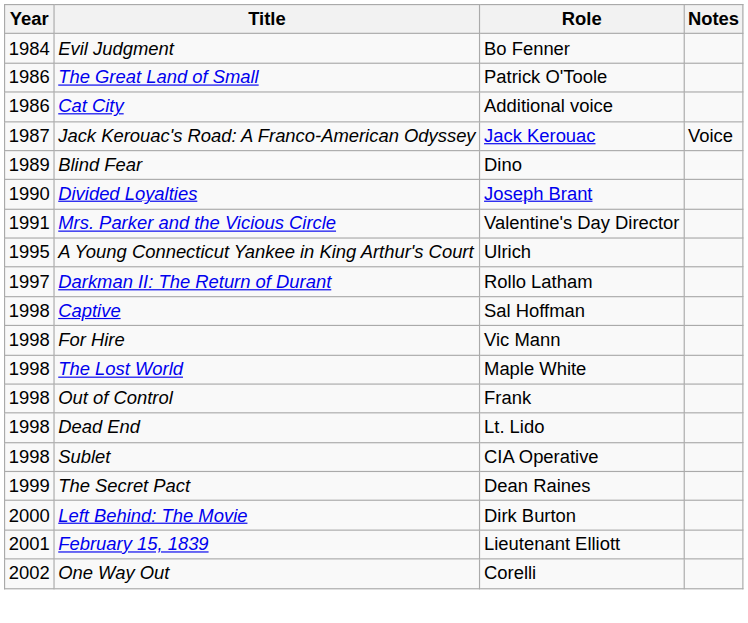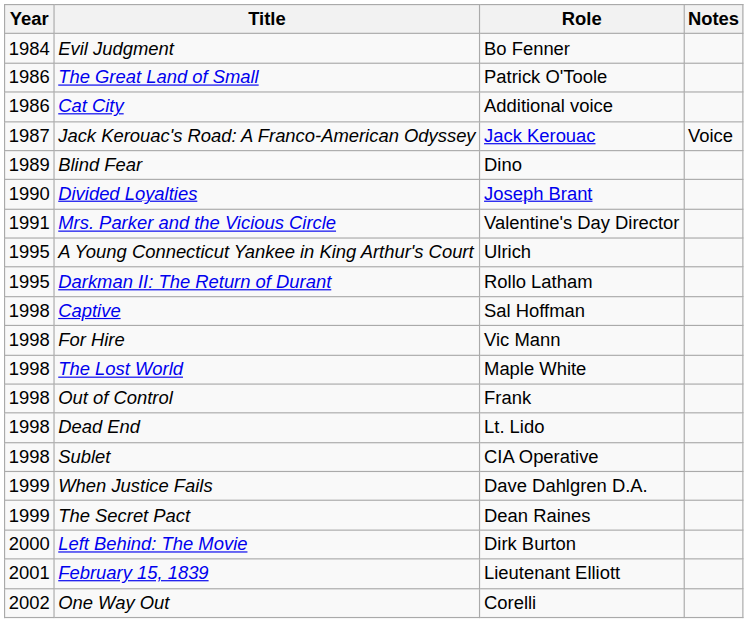(29, 281) 1997 -> (29, 281) 1995
+ row: (135, 485)
